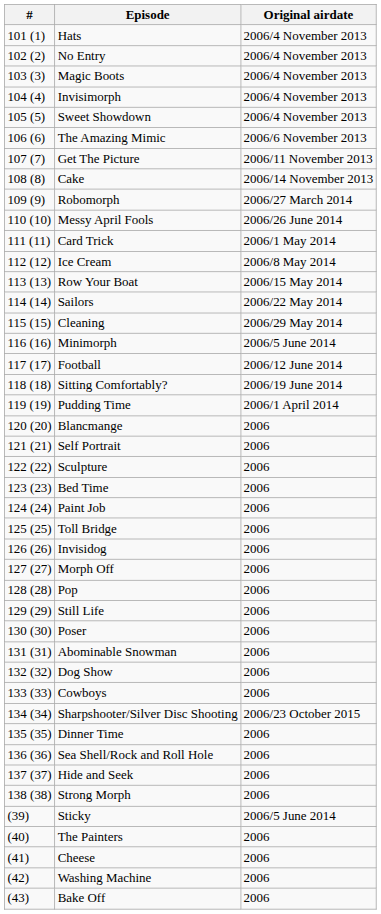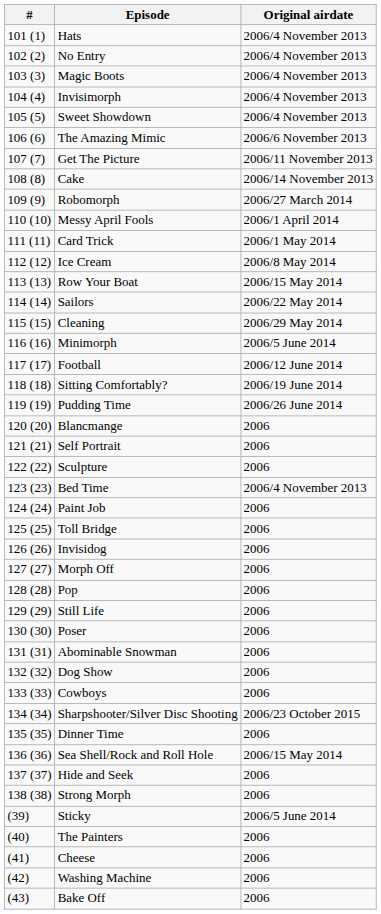(293, 220) 2006/26 June 2014 -> (291, 220) 2006/1 April 2014
(291, 405) 2006/1 April 2014 -> (293, 405) 2006/26 June 2014
(257, 487) 2006 -> (305, 487) 2006/4 November 2013
(257, 754) 2006 -> (293, 754) 2006/15 May 2014
